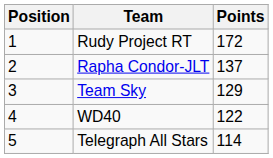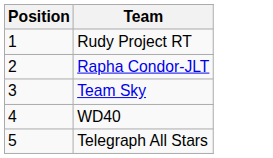- column: (241, 16)
